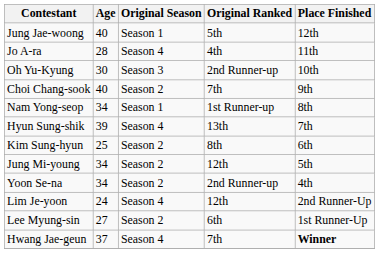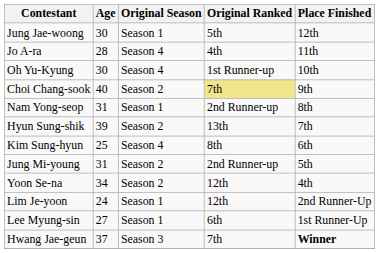(102, 32) 40 -> (102, 32) 30
(142, 70) Season 3 -> (142, 70) Season 4
(243, 70) 2nd Runner-up -> (241, 70) 1st Runner-up
(215, 88) no background -> (215, 88) khaki background
(102, 107) 34 -> (102, 107) 31
(241, 107) 1st Runner-up -> (243, 107) 2nd Runner-up
(142, 126) Season 4 -> (142, 126) Season 2
(142, 145) Season 2 -> (142, 145) Season 4
(102, 164) 34 -> (102, 164) 31
(218, 164) 12th -> (243, 164) 2nd Runner-up
(243, 182) 2nd Runner-up -> (218, 182) 12th
(142, 201) Season 4 -> (142, 201) Season 1
(142, 220) Season 2 -> (142, 220) Season 1
(142, 239) Season 4 -> (142, 239) Season 3
